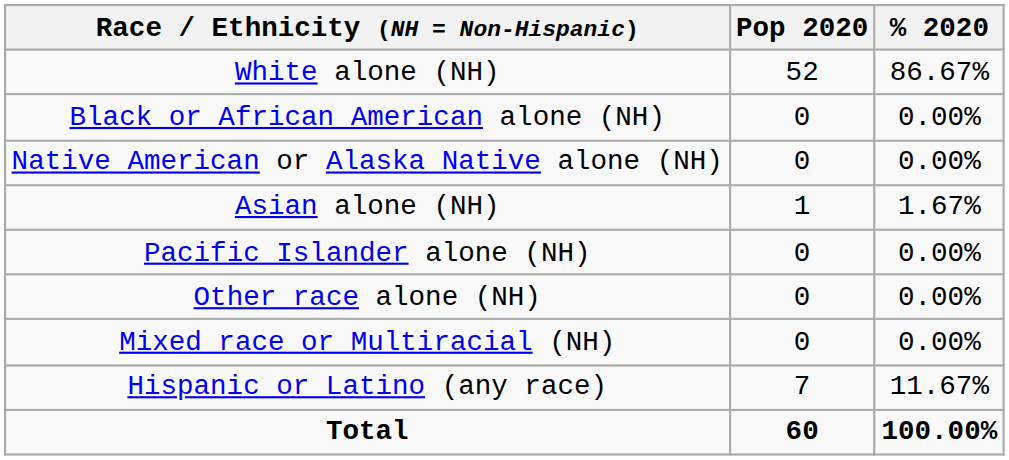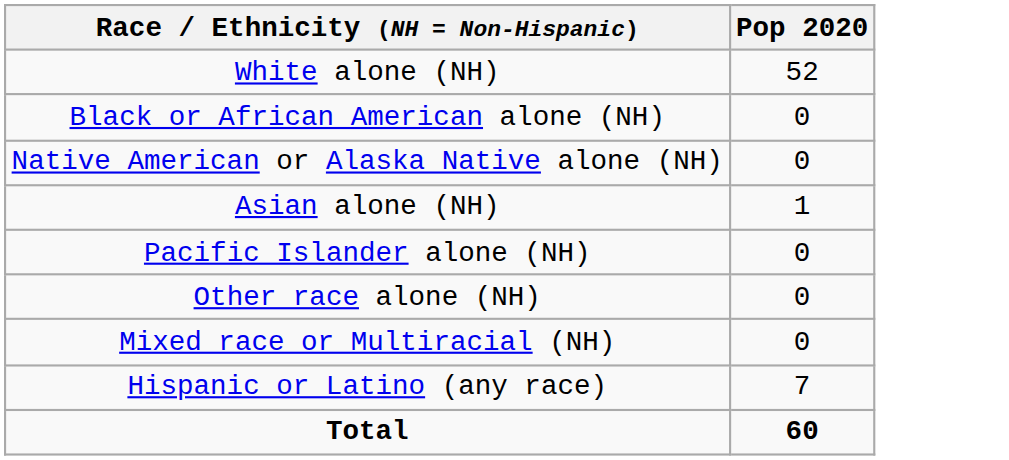- column: (939, 28)
